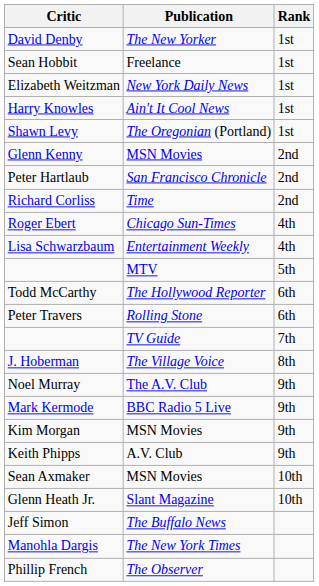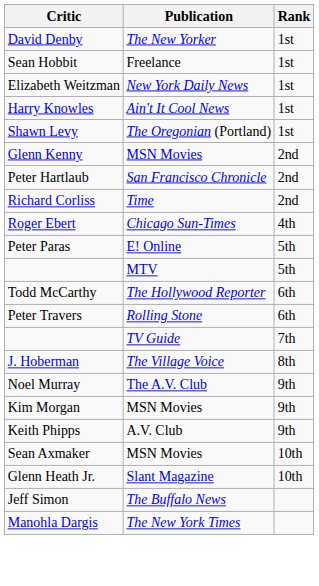- row: (61, 246)
+ row: (39, 246)
- row: (51, 408)
- row: (47, 569)
